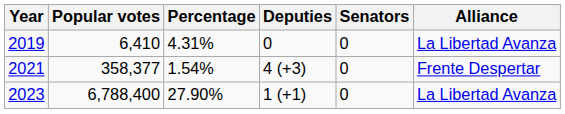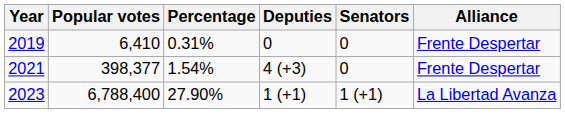(191, 43) 4.31% -> (191, 43) 0.31%
(487, 43) La Libertad Avanza -> (479, 43) Frente Despertar
(131, 69) 358,377 -> (131, 69) 398,377
(344, 95) 0 -> (361, 95) 1 (+1)
